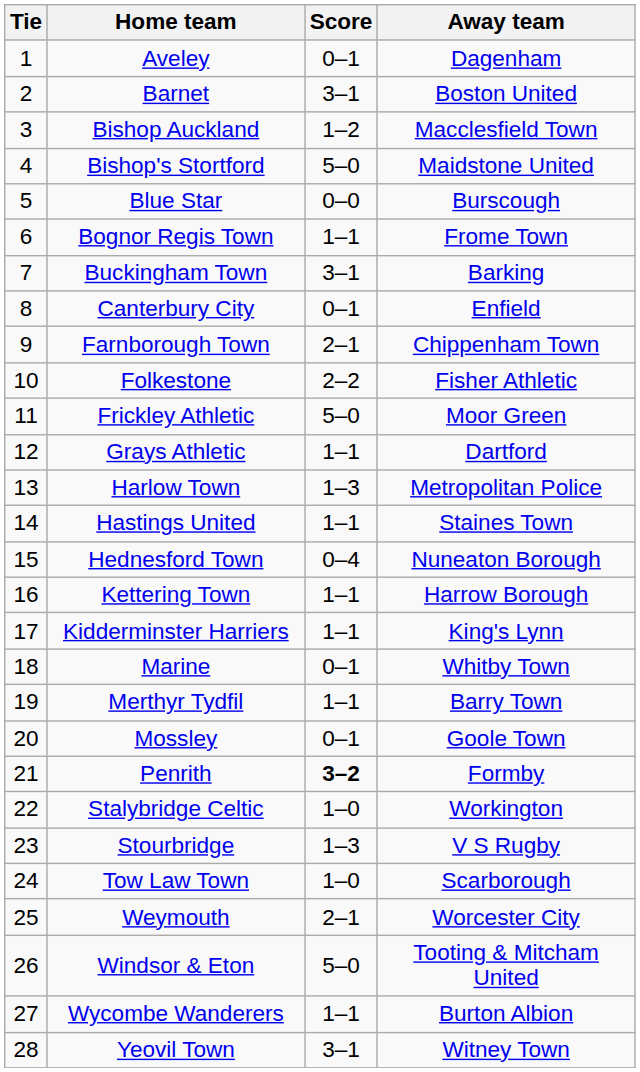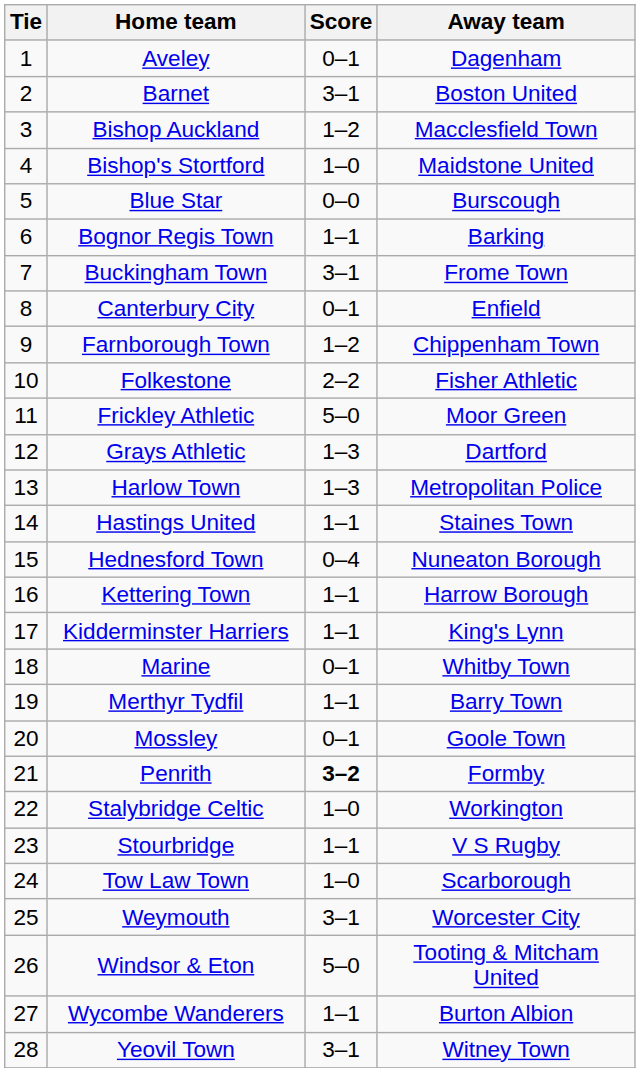(341, 165) 5–0 -> (341, 165) 1–0
(506, 237) Frome Town -> (506, 237) Barking
(506, 272) Barking -> (506, 272) Frome Town
(341, 344) 2–1 -> (341, 344) 1–2
(341, 451) 1–1 -> (341, 451) 1–3
(341, 845) 1–3 -> (341, 845) 1–1
(341, 916) 2–1 -> (341, 916) 3–1
